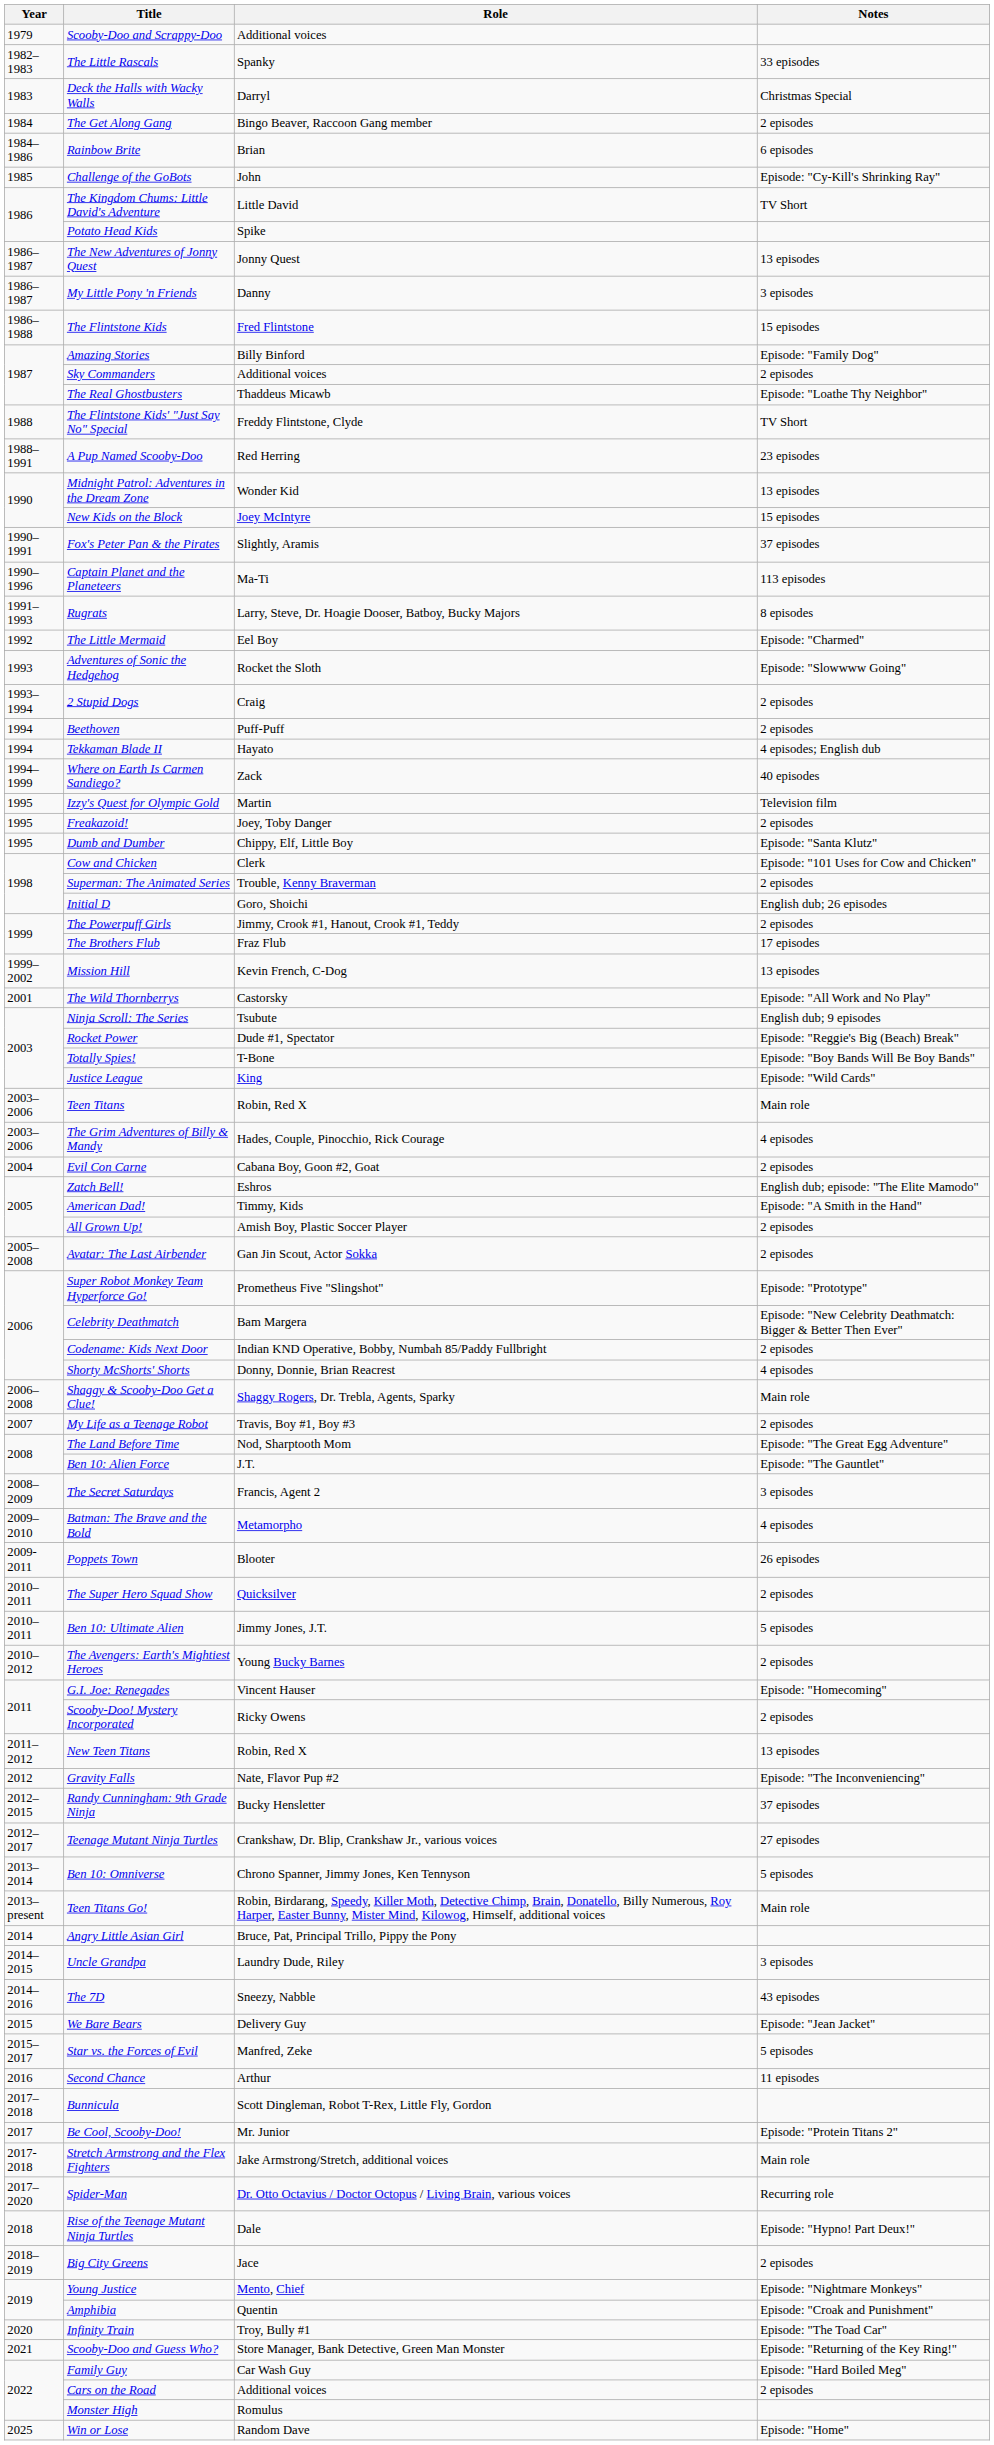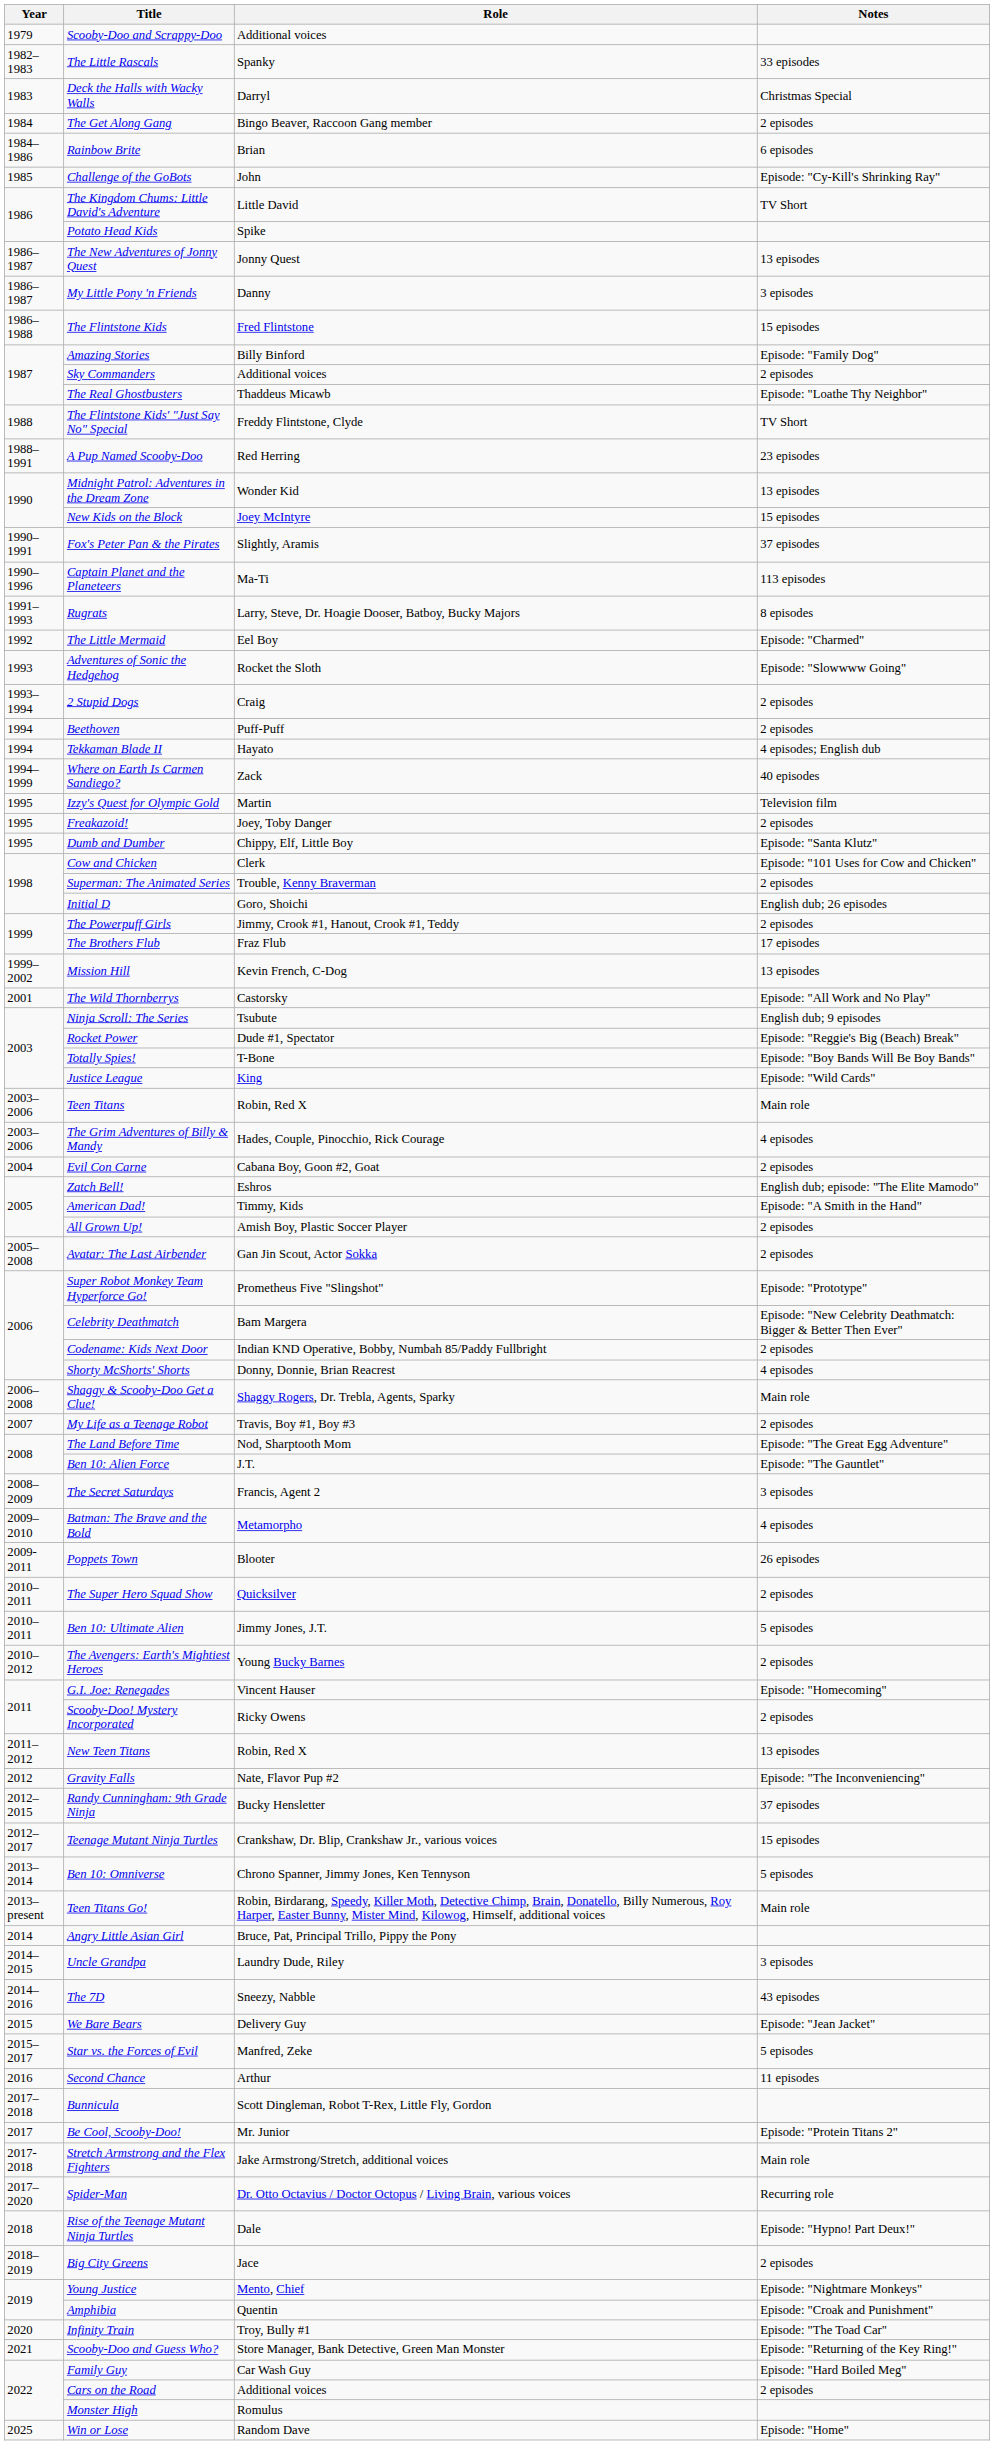(790, 1839) 27 episodes -> (790, 1839) 15 episodes
